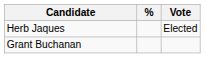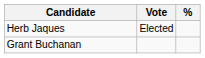columns swapped: (180, 12) <-> (149, 12)
